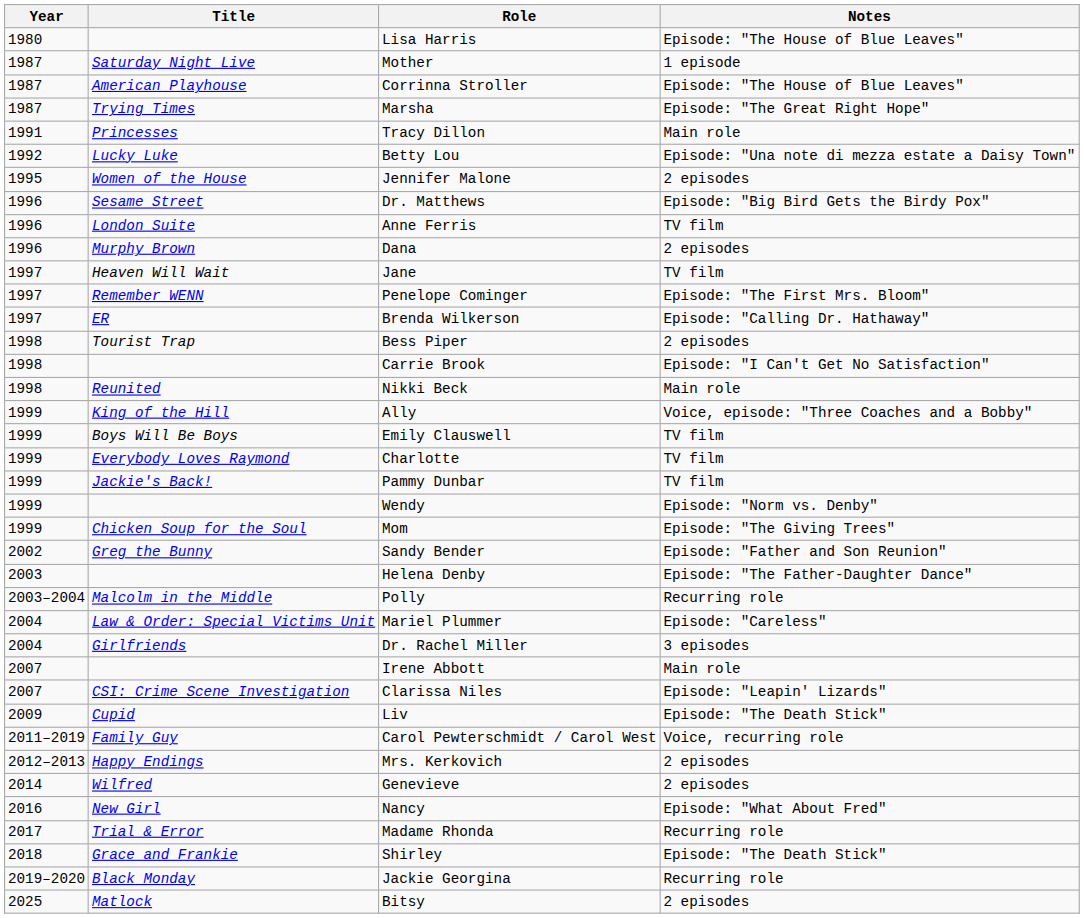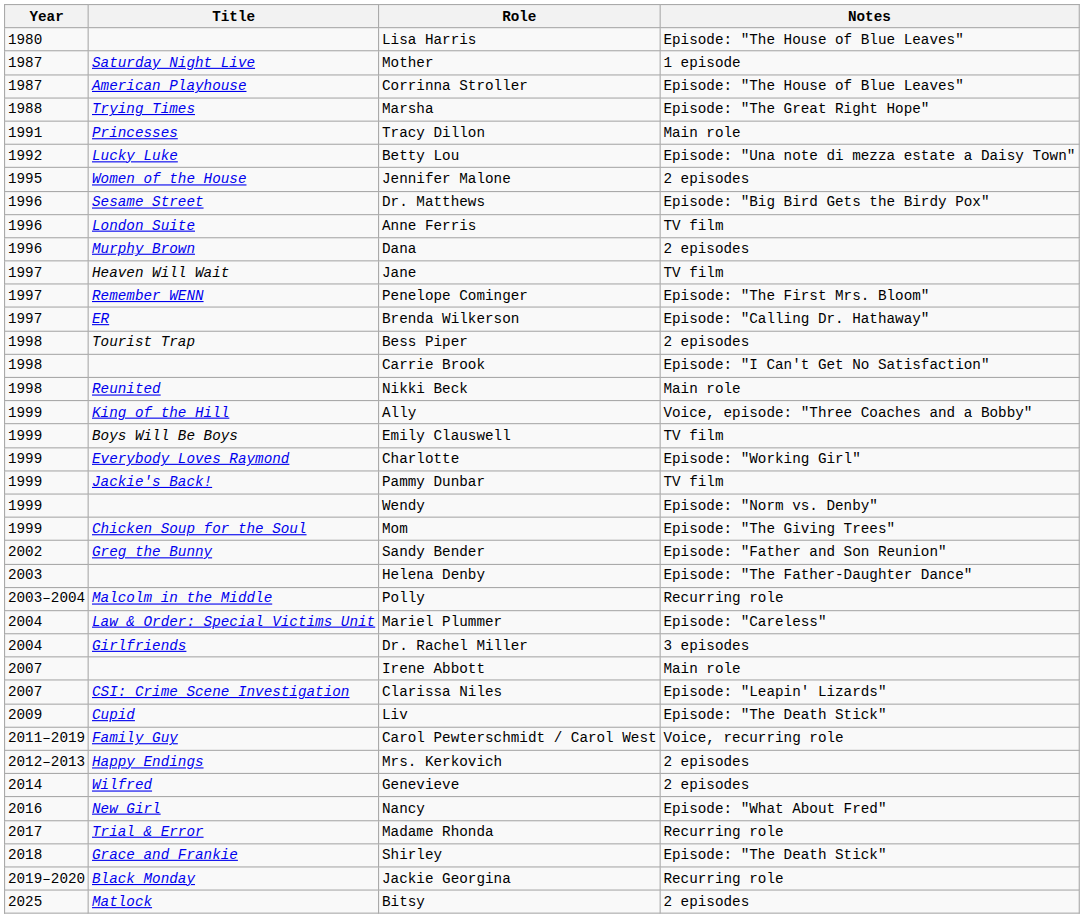(25, 109) 1987 -> (25, 109) 1988
(693, 459) TV film -> (762, 459) Episode: "Working Girl"
